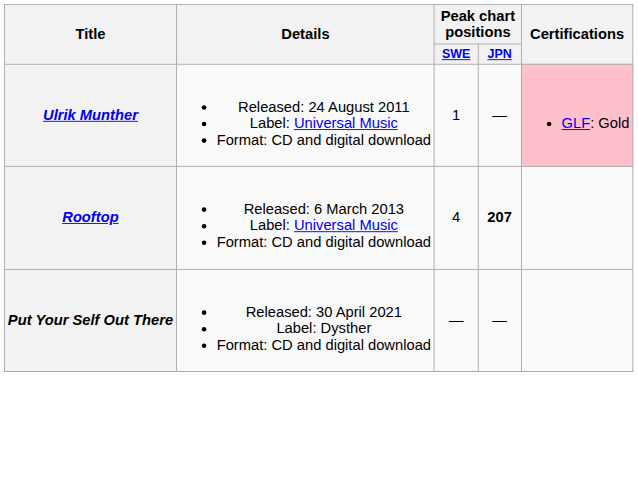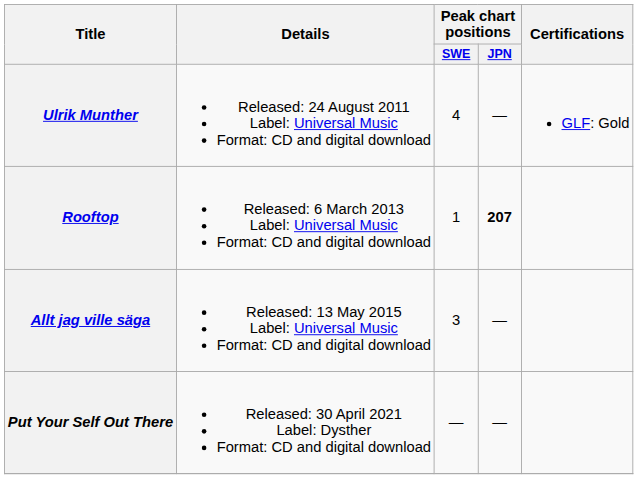(456, 115) 1 -> (456, 115) 4
(577, 124) pink background -> (577, 124) no background
(456, 217) 4 -> (456, 217) 1
+ row: (90, 320)
